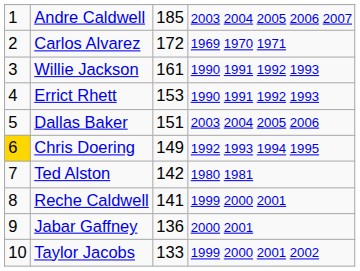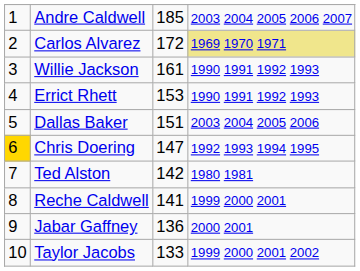(238, 44) no background -> (238, 44) khaki background
(170, 148) 149 -> (170, 148) 147
